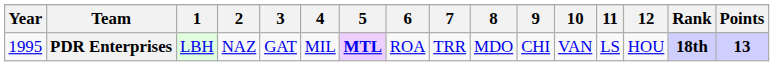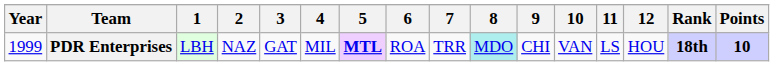(25, 46) 1995 -> (25, 46) 1999
(494, 46) no background -> (494, 46) paleturquoise background
(742, 46) 13 -> (742, 46) 10
